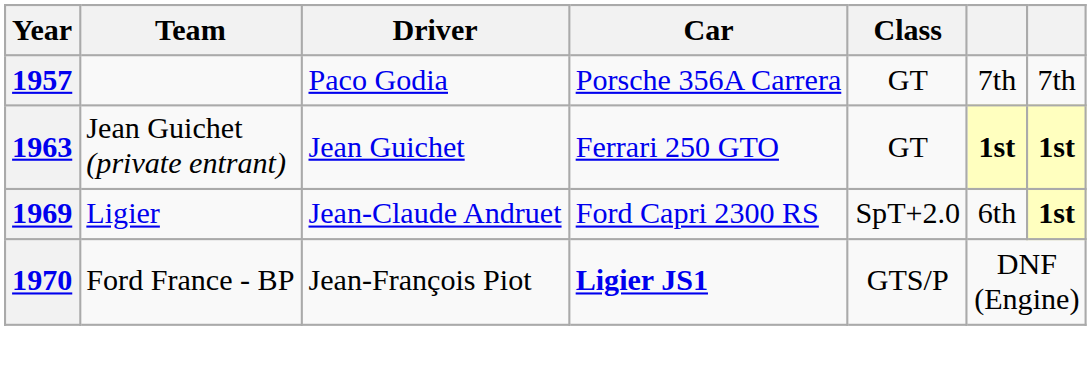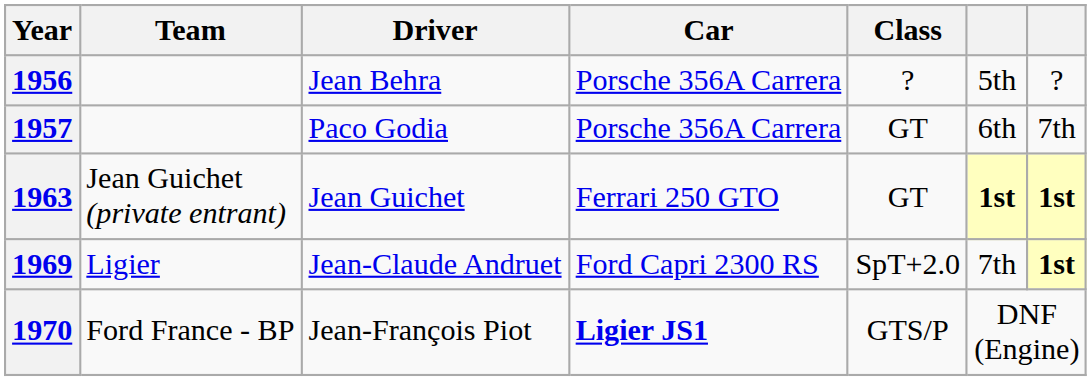+ row: (42, 79)
(997, 79) 7th -> (997, 128) 6th
(997, 214) 6th -> (997, 263) 7th
